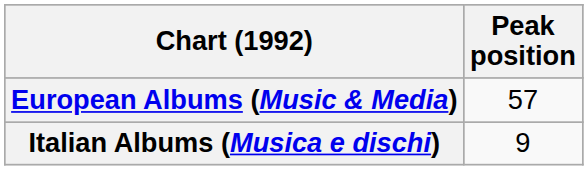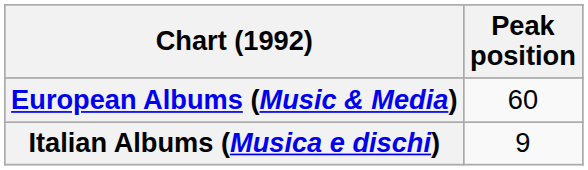(523, 99) 57 -> (523, 99) 60
